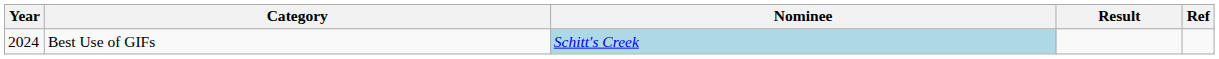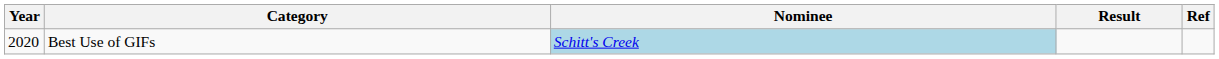(24, 41) 2024 -> (24, 41) 2020
